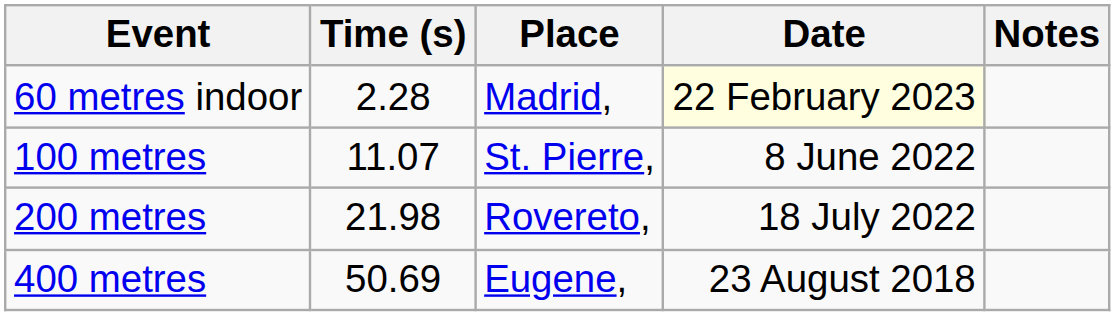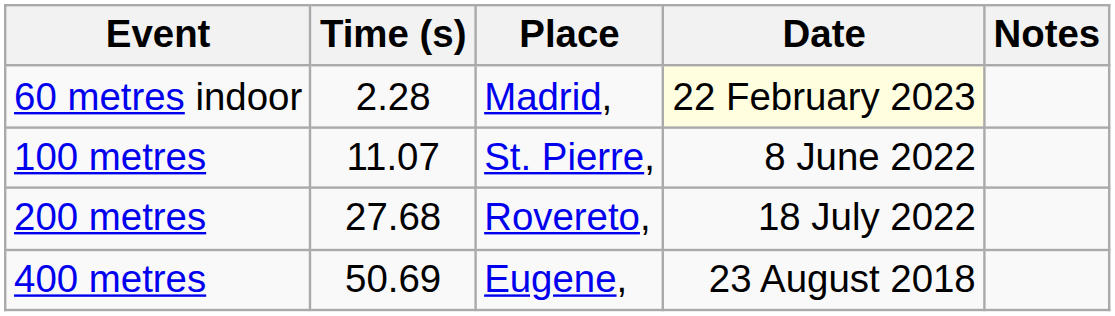(393, 217) 21.98 -> (393, 217) 27.68
